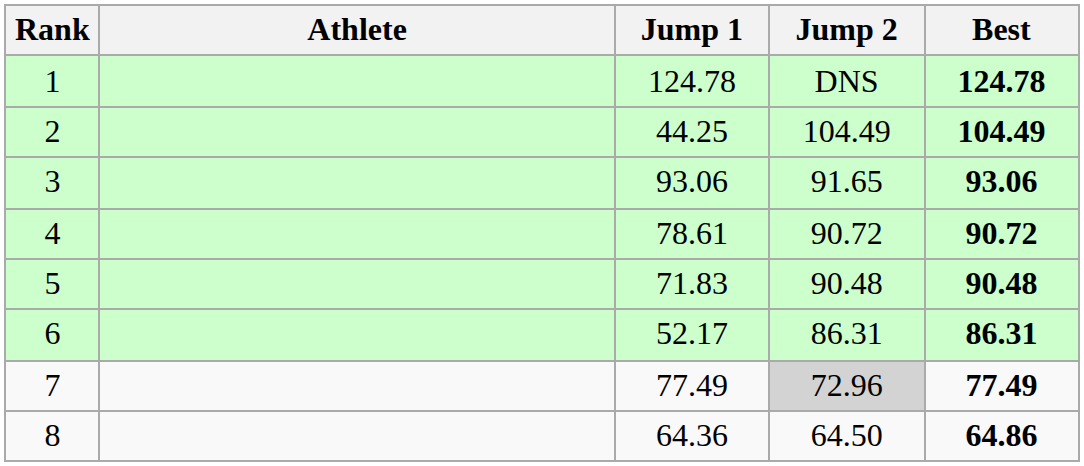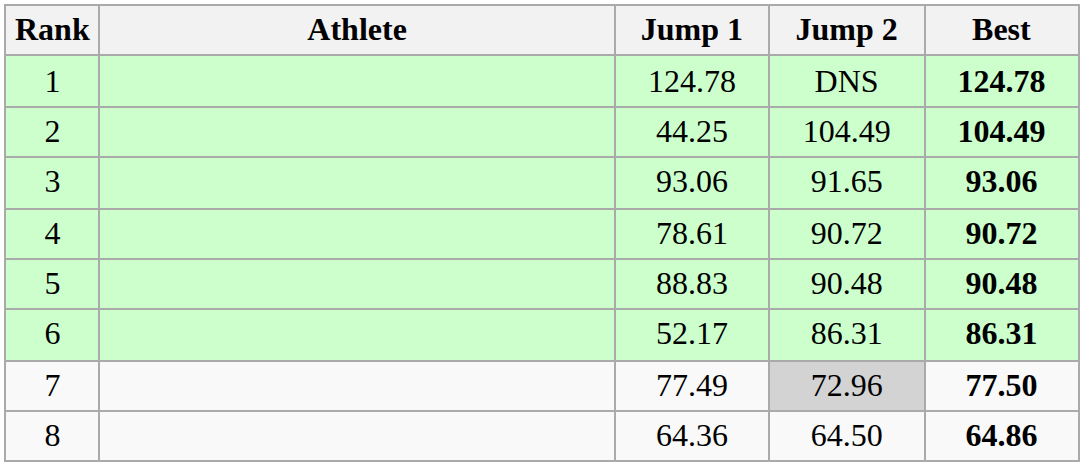(692, 283) 71.83 -> (692, 283) 88.83
(1001, 385) 77.49 -> (1001, 385) 77.50
